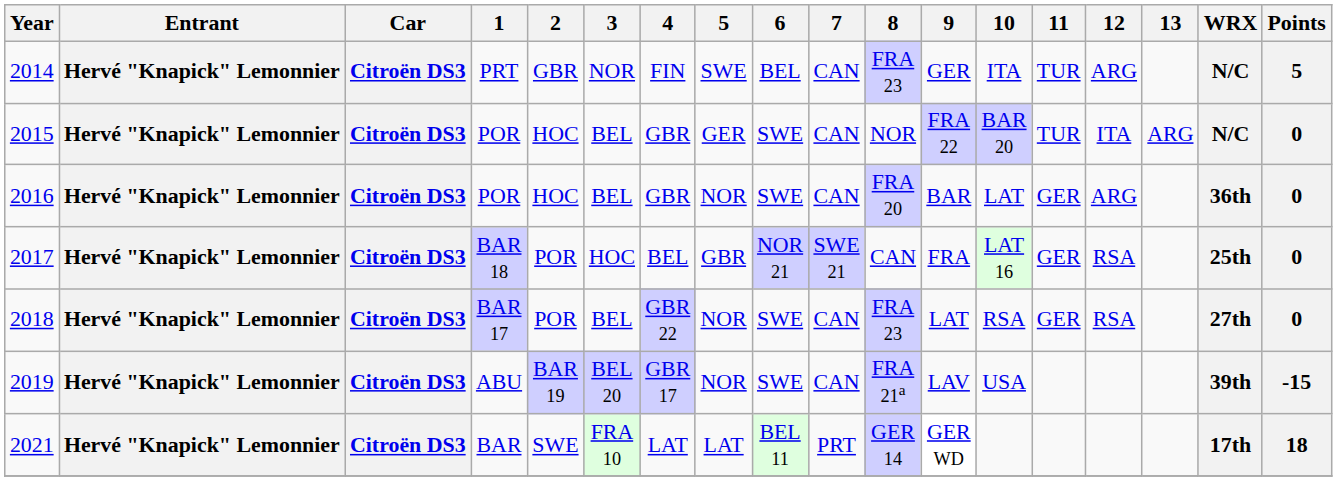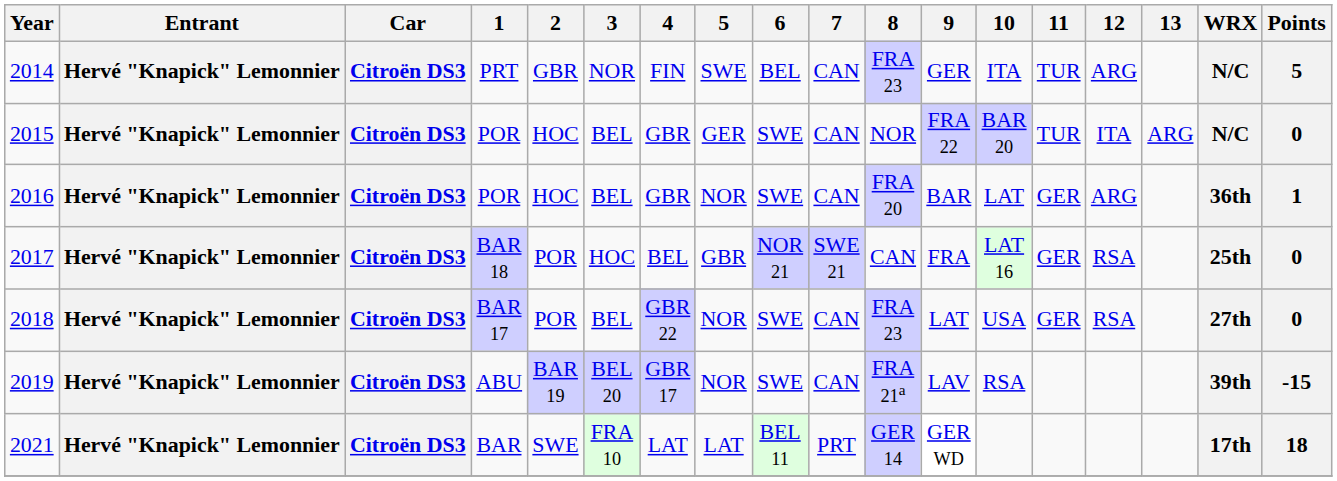(1297, 195) 0 -> (1297, 195) 1
(1004, 319) RSA -> (1004, 319) USA
(1004, 382) USA -> (1004, 382) RSA
